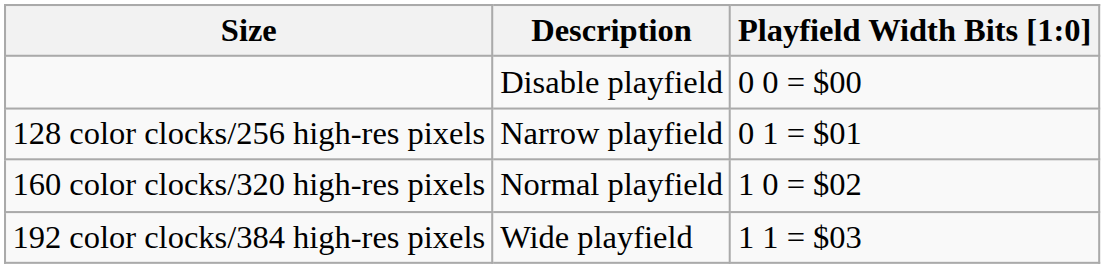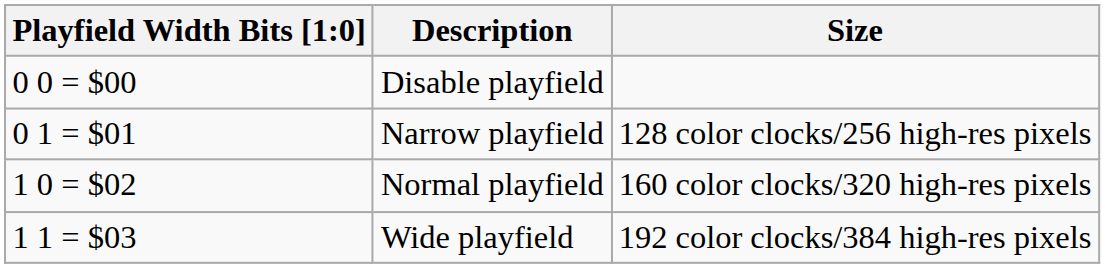columns swapped: (915, 30) <-> (249, 30)
